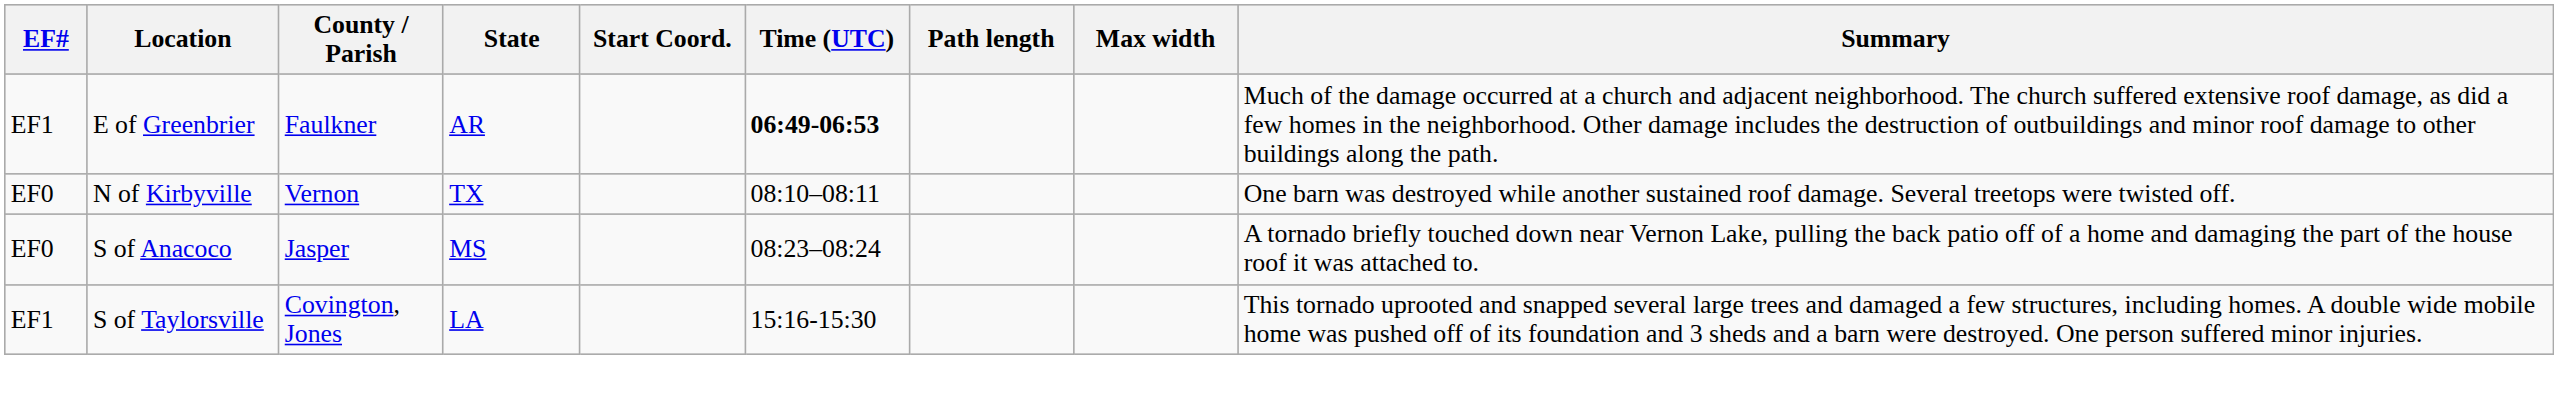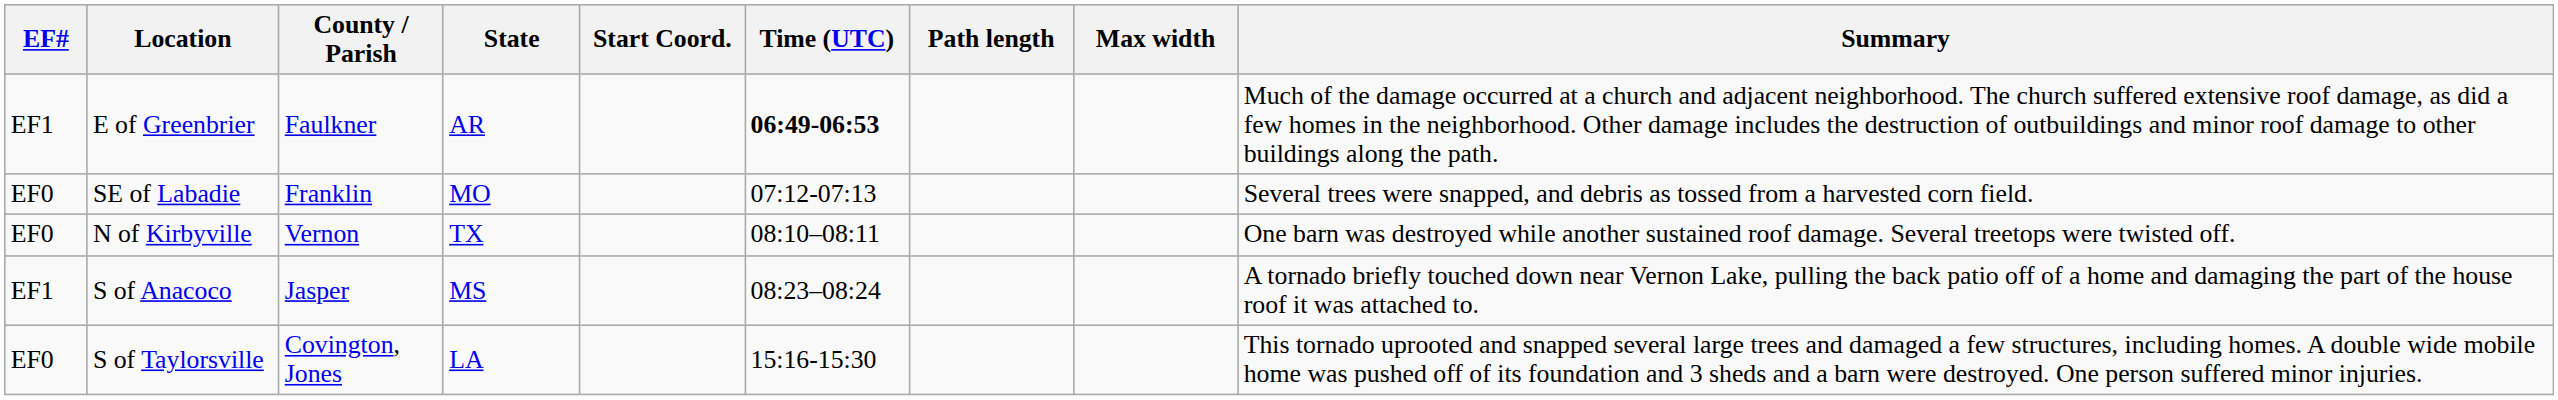+ row: (167, 193)
(32, 248) EF0 -> (32, 289) EF1
(32, 318) EF1 -> (32, 359) EF0
